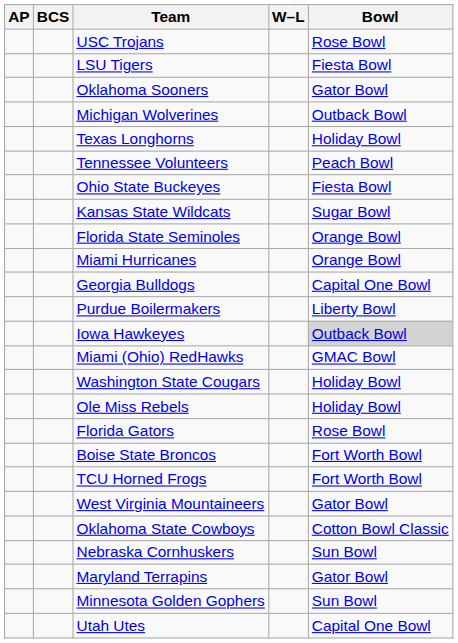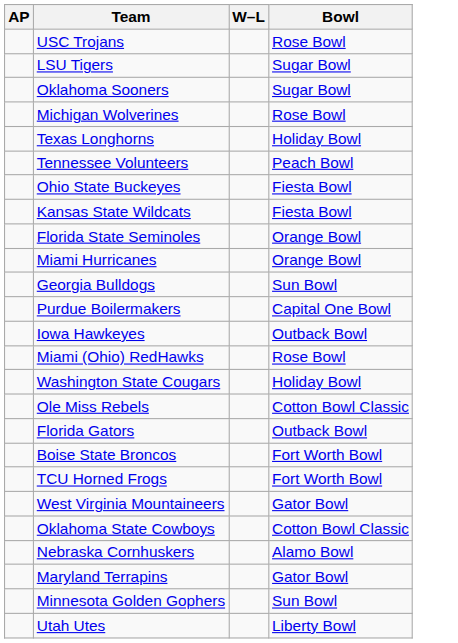- column: (53, 17)
(352, 66) Fiesta Bowl -> (311, 66) Sugar Bowl
(350, 90) Gator Bowl -> (311, 90) Sugar Bowl
(359, 114) Outback Bowl -> (309, 114) Rose Bowl
(351, 212) Sugar Bowl -> (312, 212) Fiesta Bowl
(371, 285) Capital One Bowl -> (305, 285) Sun Bowl
(354, 309) Liberty Bowl -> (332, 309) Capital One Bowl
(359, 334) lightgrey background -> (320, 334) no background
(354, 358) GMAC Bowl -> (309, 358) Rose Bowl
(356, 407) Holiday Bowl -> (341, 407) Cotton Bowl Classic
(349, 431) Rose Bowl -> (320, 431) Outback Bowl
(344, 553) Sun Bowl -> (313, 553) Alamo Bowl
(371, 626) Capital One Bowl -> (314, 626) Liberty Bowl
